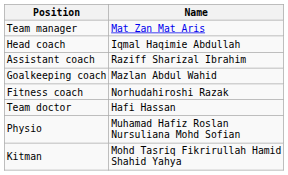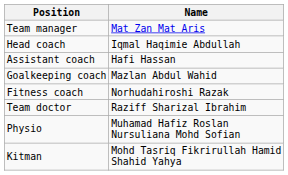(179, 60) Raziff Sharizal Ibrahim -> (143, 60) Hafi Hassan
(143, 108) Hafi Hassan -> (179, 108) Raziff Sharizal Ibrahim
